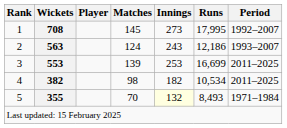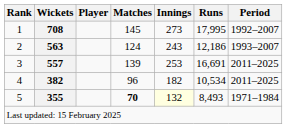(55, 64) 553 -> (55, 64) 557
(211, 64) 16,699 -> (211, 64) 16,691
(132, 81) 98 -> (132, 81) 96
(132, 98) normal -> (132, 98) bold
